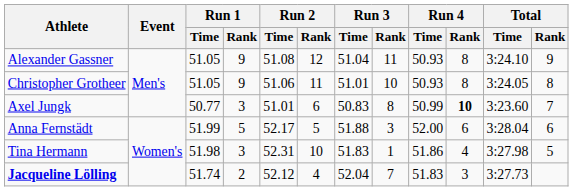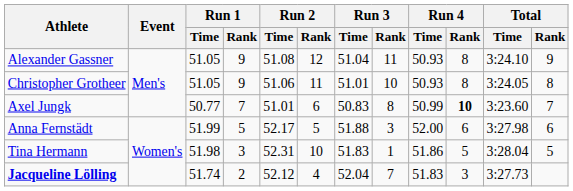(242, 106) 3 -> (242, 106) 7
(507, 129) 3:28.04 -> (507, 129) 3:27.98
(465, 151) 4 -> (465, 151) 5
(507, 151) 3:27.98 -> (507, 151) 3:28.04
